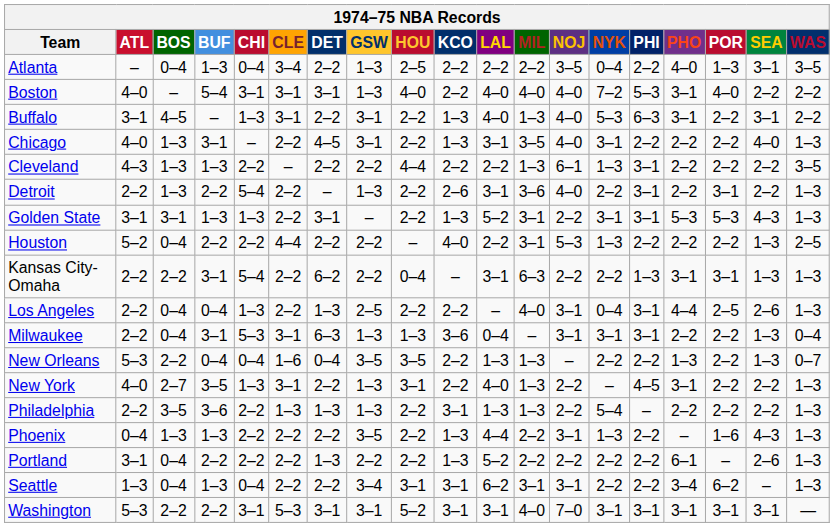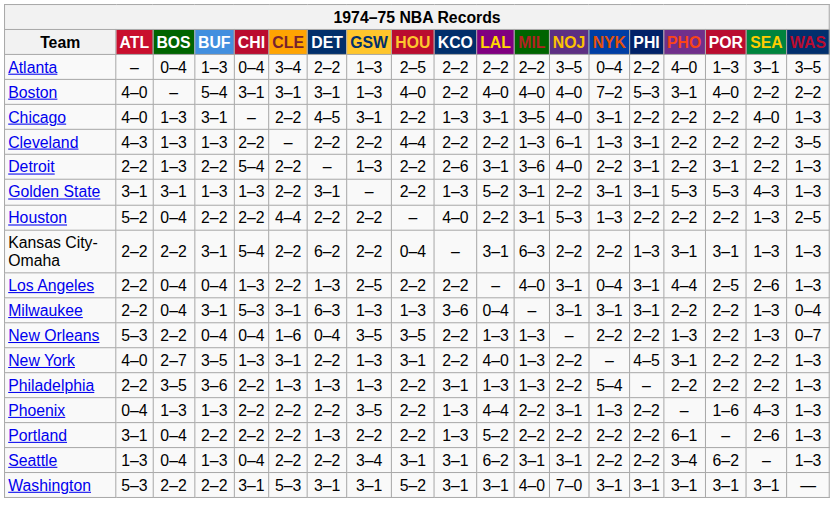- row: (33, 117)
